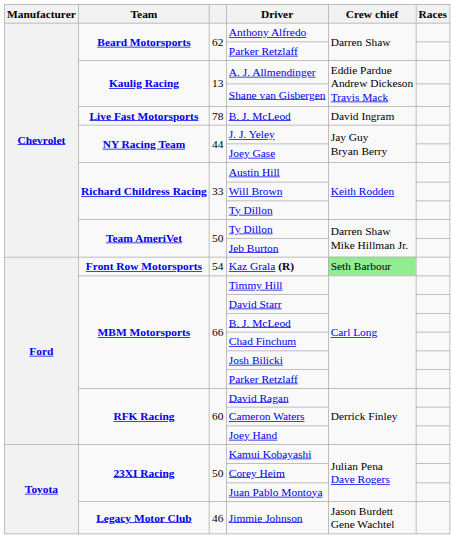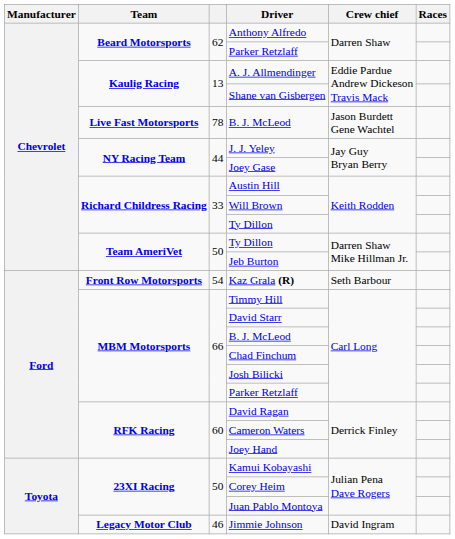(362, 116) David Ingram -> (363, 123) Jason Burdett Gene Wachtel
(361, 266) lightgreen background -> (361, 280) no background
(363, 517) Jason Burdett Gene Wachtel -> (362, 524) David Ingram
